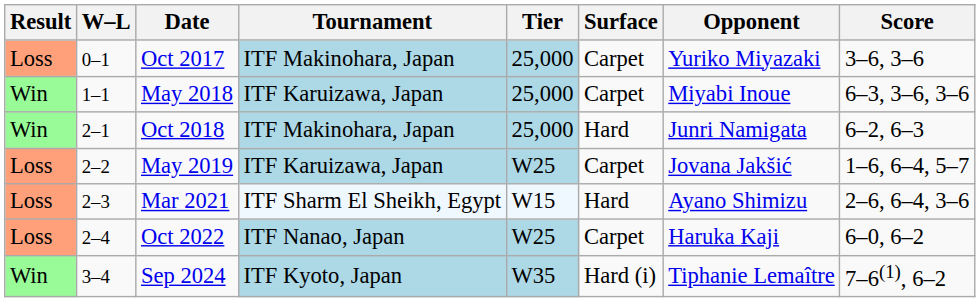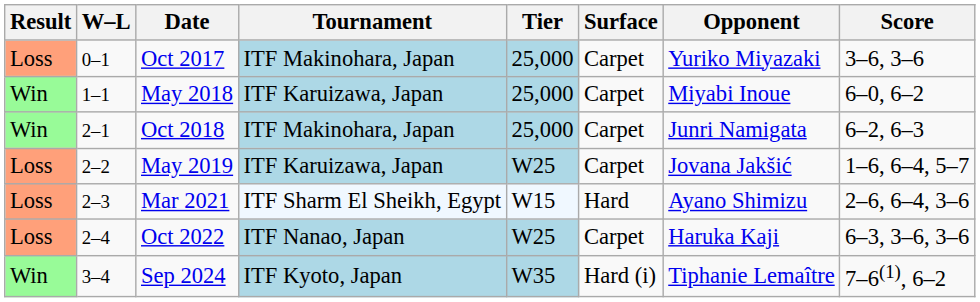(907, 93) 6–3, 3–6, 3–6 -> (885, 93) 6–0, 6–2
(606, 129) Hard -> (614, 129) Carpet
(885, 237) 6–0, 6–2 -> (907, 237) 6–3, 3–6, 3–6
